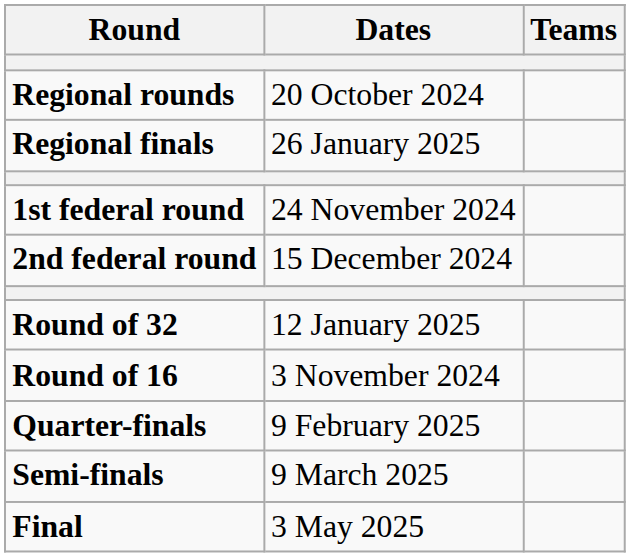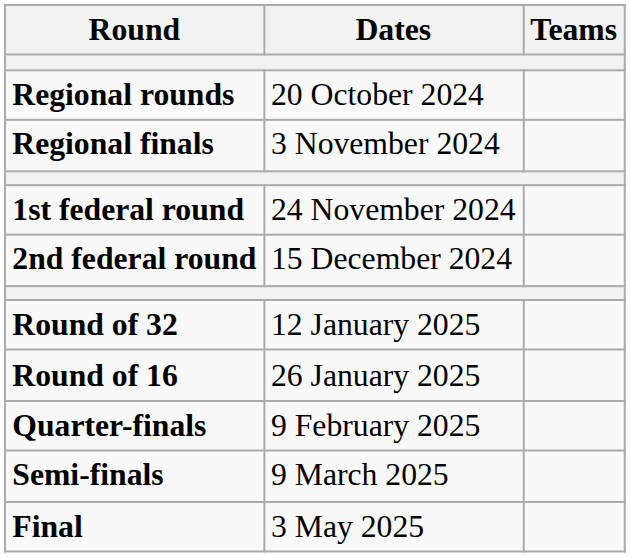(376, 144) 26 January 2025 -> (385, 144) 3 November 2024
(385, 374) 3 November 2024 -> (376, 374) 26 January 2025
